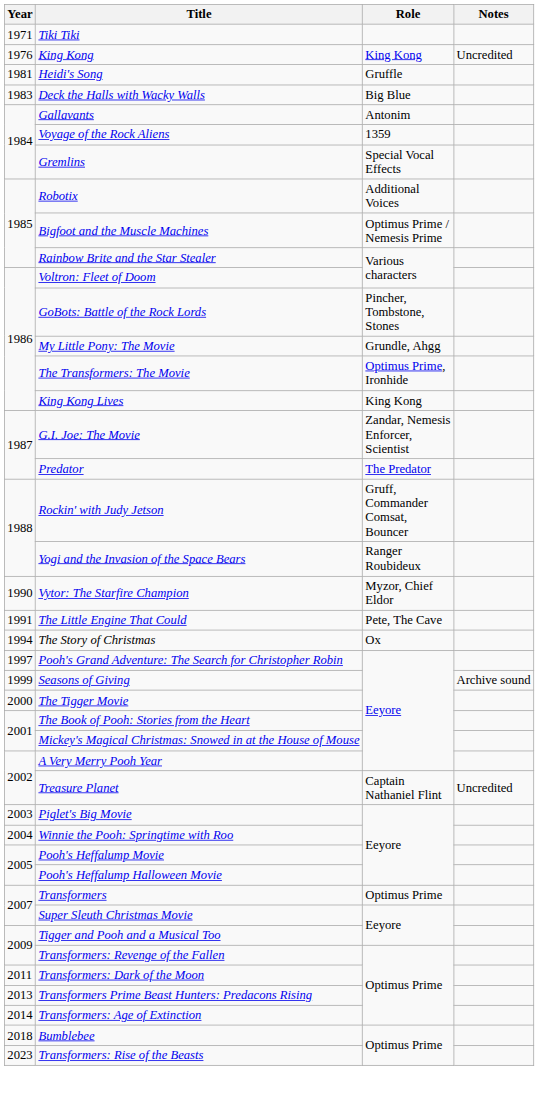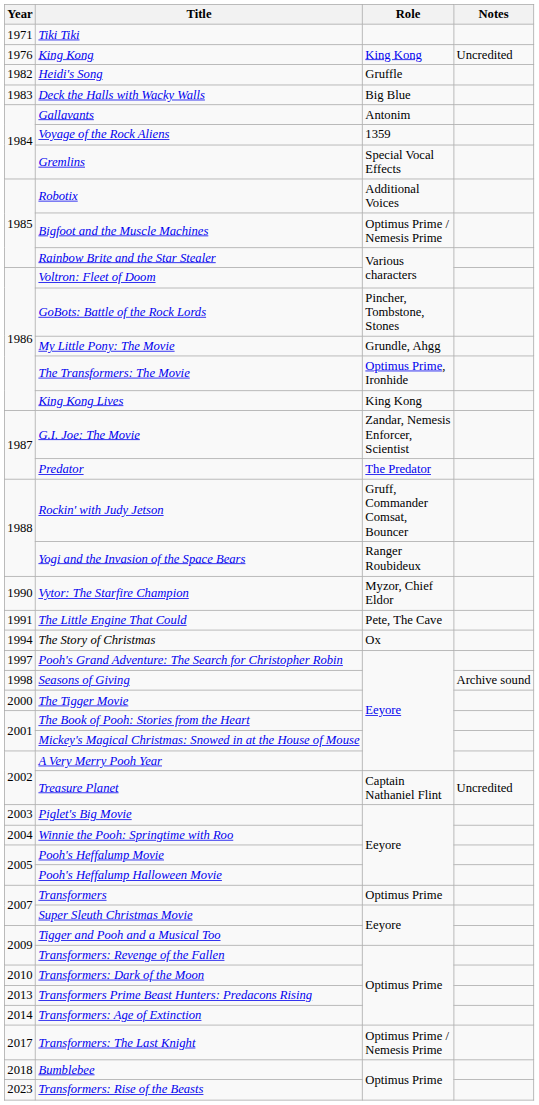(20, 74) 1981 -> (20, 74) 1982
(20, 680) 1999 -> (20, 680) 1998
(20, 975) 2011 -> (20, 975) 2010
+ row: (117, 1042)
